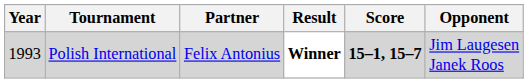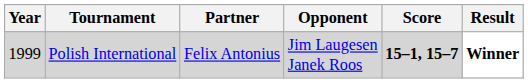columns swapped: (474, 18) <-> (314, 18)
(25, 54) 1993 -> (25, 54) 1999
